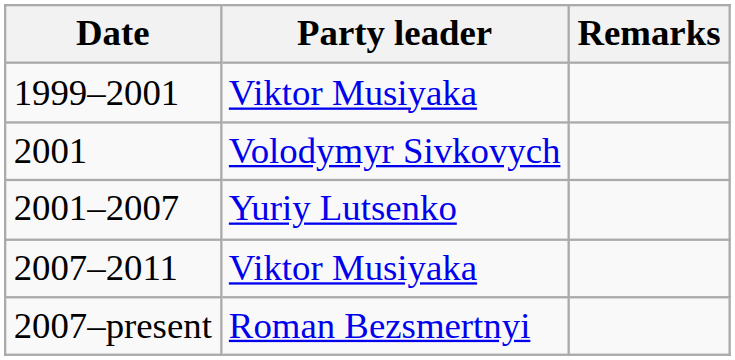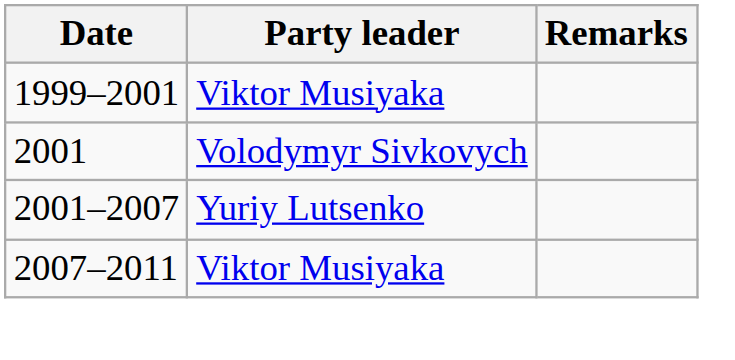- row: (113, 325)
